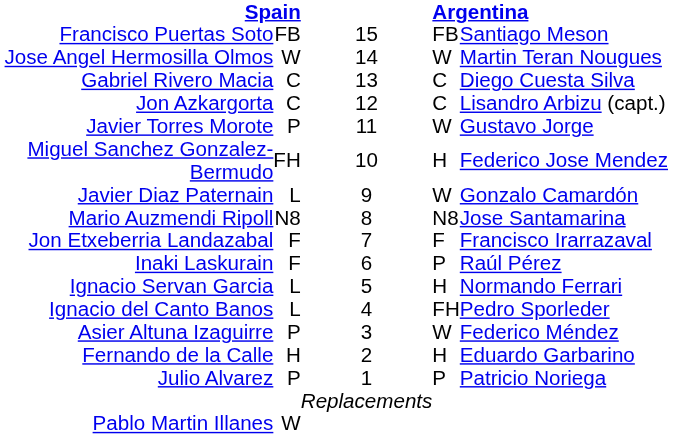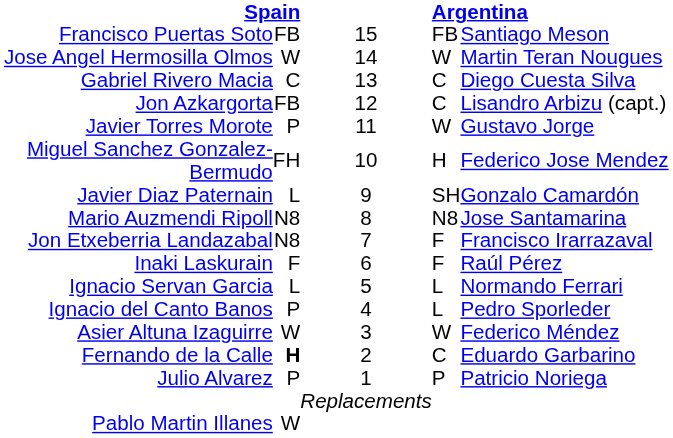(293, 103) C -> (287, 103) FB
(442, 194) W -> (446, 194) SH
(295, 240) F -> (287, 240) N8
(439, 263) P -> (438, 263) F
(440, 286) H -> (438, 286) L
(295, 309) L -> (293, 309) P
(446, 309) FH -> (438, 309) L
(294, 332) P -> (291, 332) W
(293, 355) normal -> (293, 355) bold
(440, 355) H -> (439, 355) C
